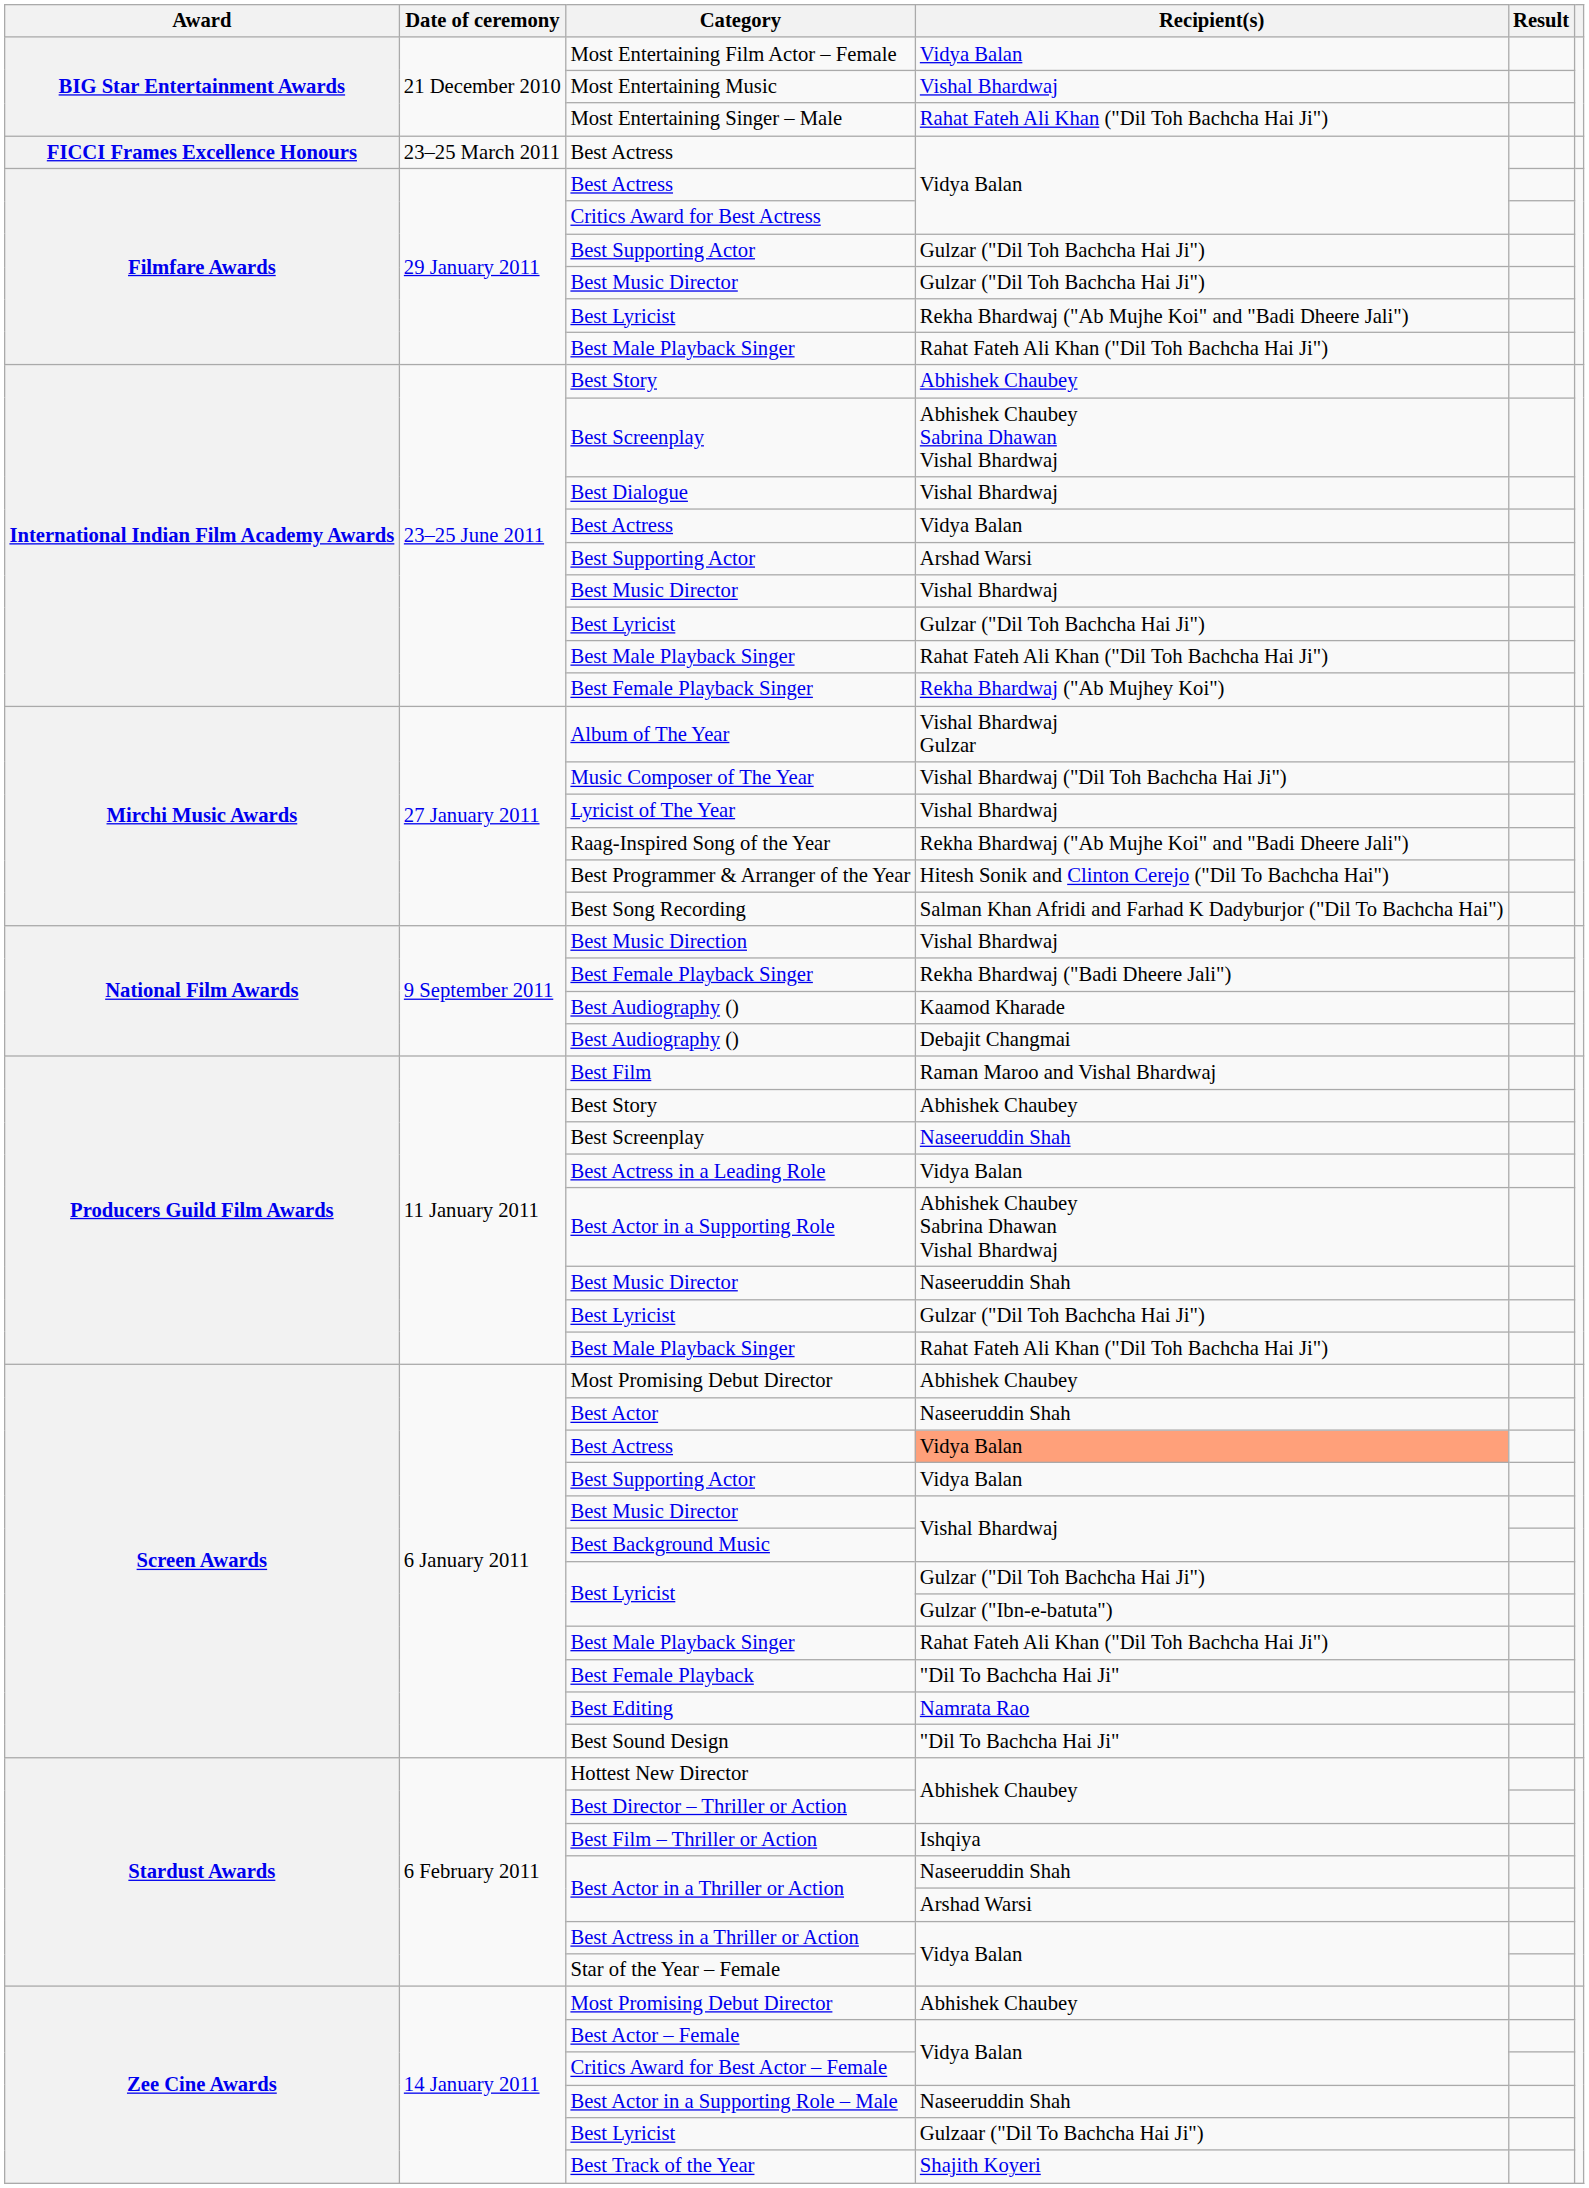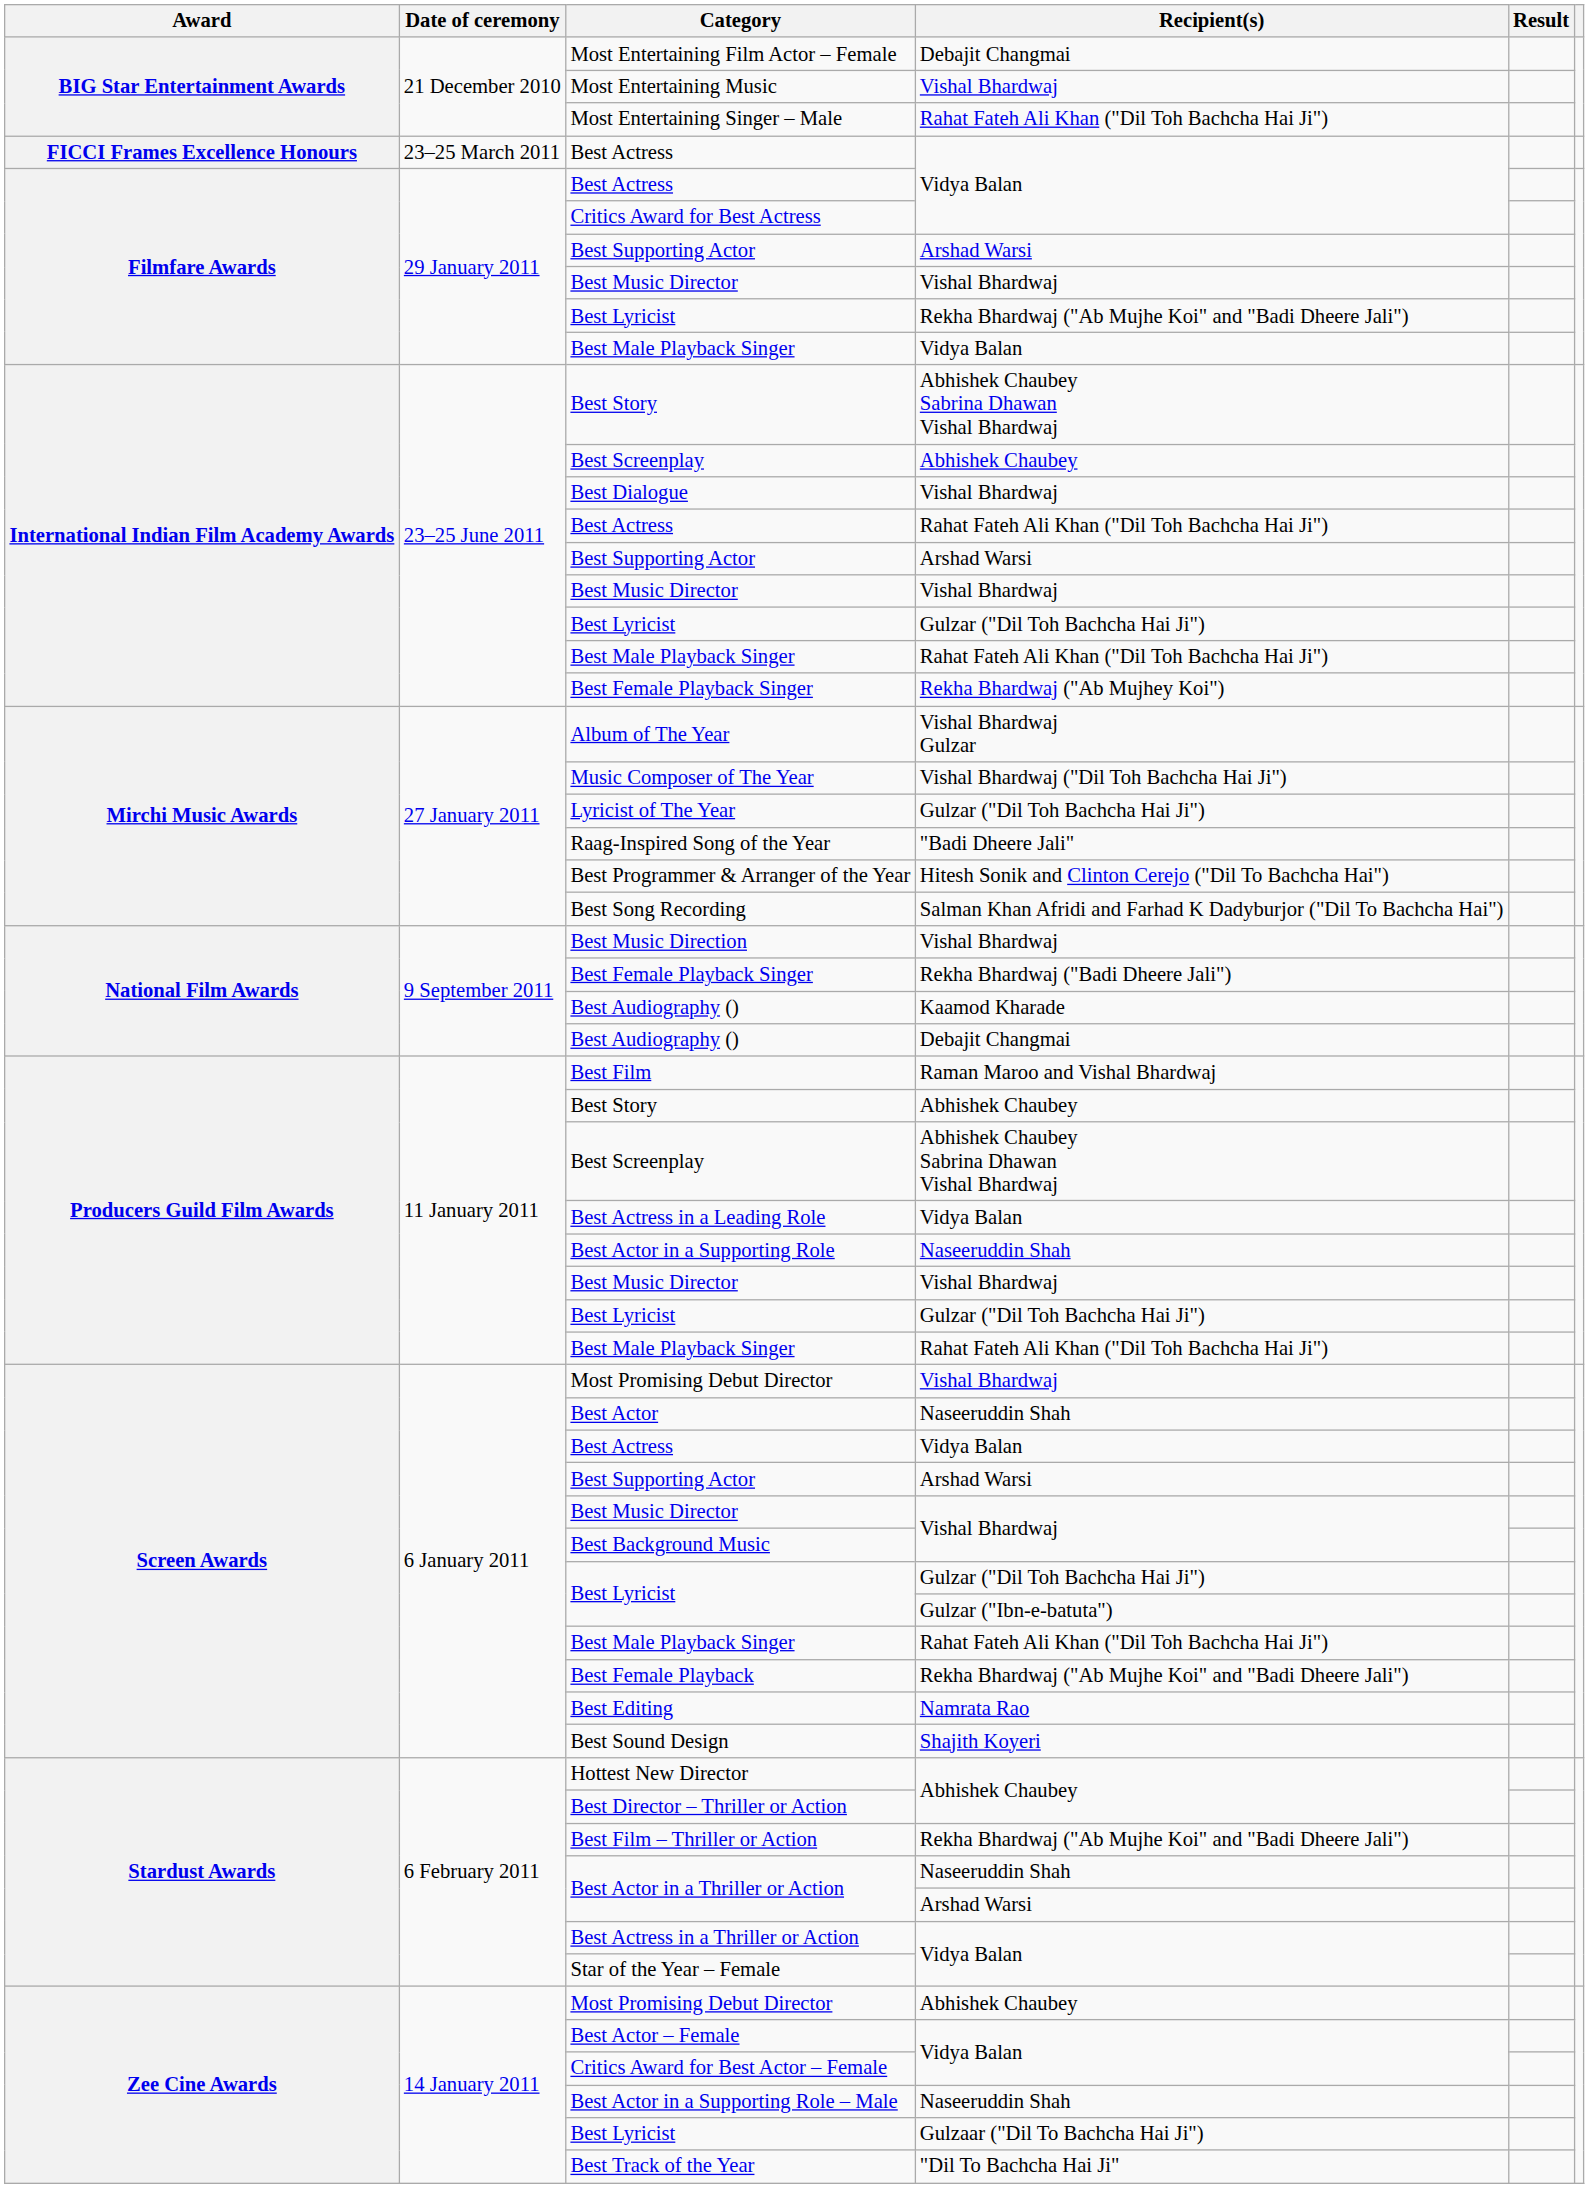(971, 53) Vidya Balan -> (995, 53) Debajit Changmai
(1062, 250) Gulzar ("Dil Toh Bachcha Hai Ji") -> (976, 250) Arshad Warsi
(1062, 282) Gulzar ("Dil Toh Bachcha Hai Ji") -> (989, 282) Vishal Bhardwaj
(1124, 348) Rahat Fateh Ali Khan ("Dil Toh Bachcha Hai Ji") -> (971, 348) Vidya Balan
(999, 380) Abhishek Chaubey -> (999, 404) Abhishek Chaubey Sabrina Dhawan Vishal Bhardwaj
(999, 436) Abhishek Chaubey Sabrina Dhawan Vishal Bhardwaj -> (999, 460) Abhishek Chaubey
(971, 525) Vidya Balan -> (1124, 525) Rahat Fateh Ali Khan ("Dil Toh Bachcha Hai Ji")
(989, 810) Vishal Bhardwaj -> (1062, 810) Gulzar ("Dil Toh Bachcha Hai Ji")
(1164, 843) Rekha Bhardwaj ("Ab Mujhe Koi" and "Badi Dheere Jali") -> (997, 843) "Badi Dheere Jali"
(995, 1138) Naseeruddin Shah -> (999, 1161) Abhishek Chaubey Sabrina Dhawan Vishal Bhardwaj
(999, 1226) Abhishek Chaubey Sabrina Dhawan Vishal Bhardwaj -> (995, 1249) Naseeruddin Shah
(995, 1282) Naseeruddin Shah -> (989, 1282) Vishal Bhardwaj
(999, 1380) Abhishek Chaubey -> (989, 1380) Vishal Bhardwaj
(971, 1446) lightsalmon background -> (971, 1446) no background
(971, 1479) Vidya Balan -> (976, 1479) Arshad Warsi
(1020, 1675) "Dil To Bachcha Hai Ji" -> (1164, 1675) Rekha Bhardwaj ("Ab Mujhe Koi" and "Badi Dheere Jali")
(1020, 1740) "Dil To Bachcha Hai Ji" -> (980, 1740) Shajith Koyeri
(950, 1839) Ishqiya -> (1164, 1839) Rekha Bhardwaj ("Ab Mujhe Koi" and "Badi Dheere Jali")
(980, 2166) Shajith Koyeri -> (1020, 2166) "Dil To Bachcha Hai Ji"
